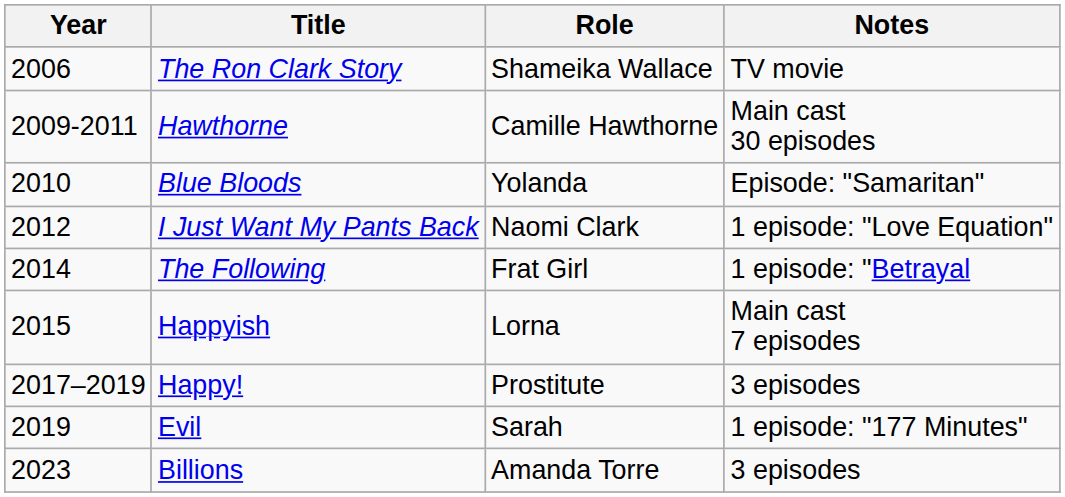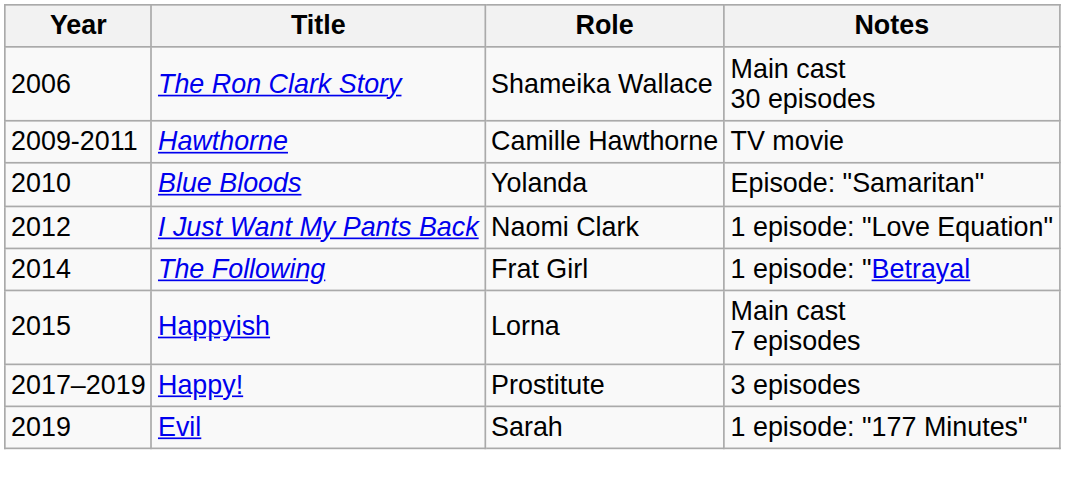(787, 68) TV movie -> (803, 83) Main cast 30 episodes
(803, 126) Main cast 30 episodes -> (787, 141) TV movie
- row: (201, 469)
